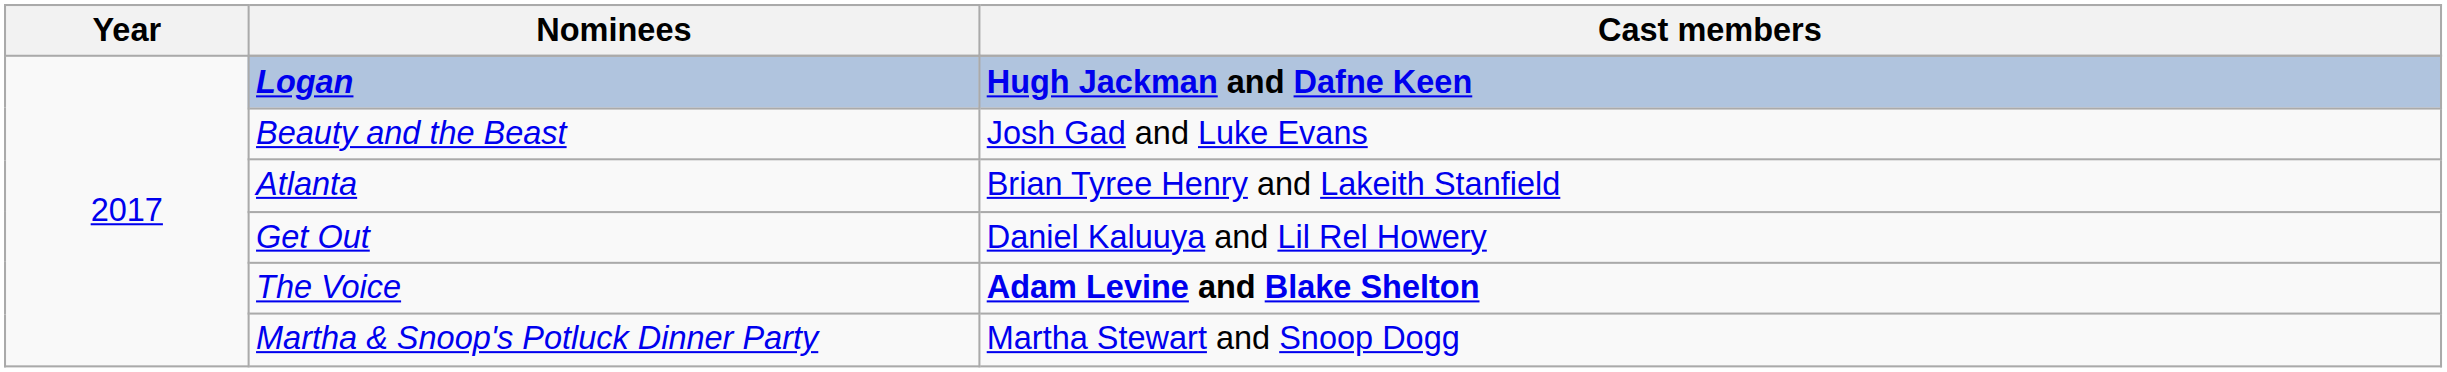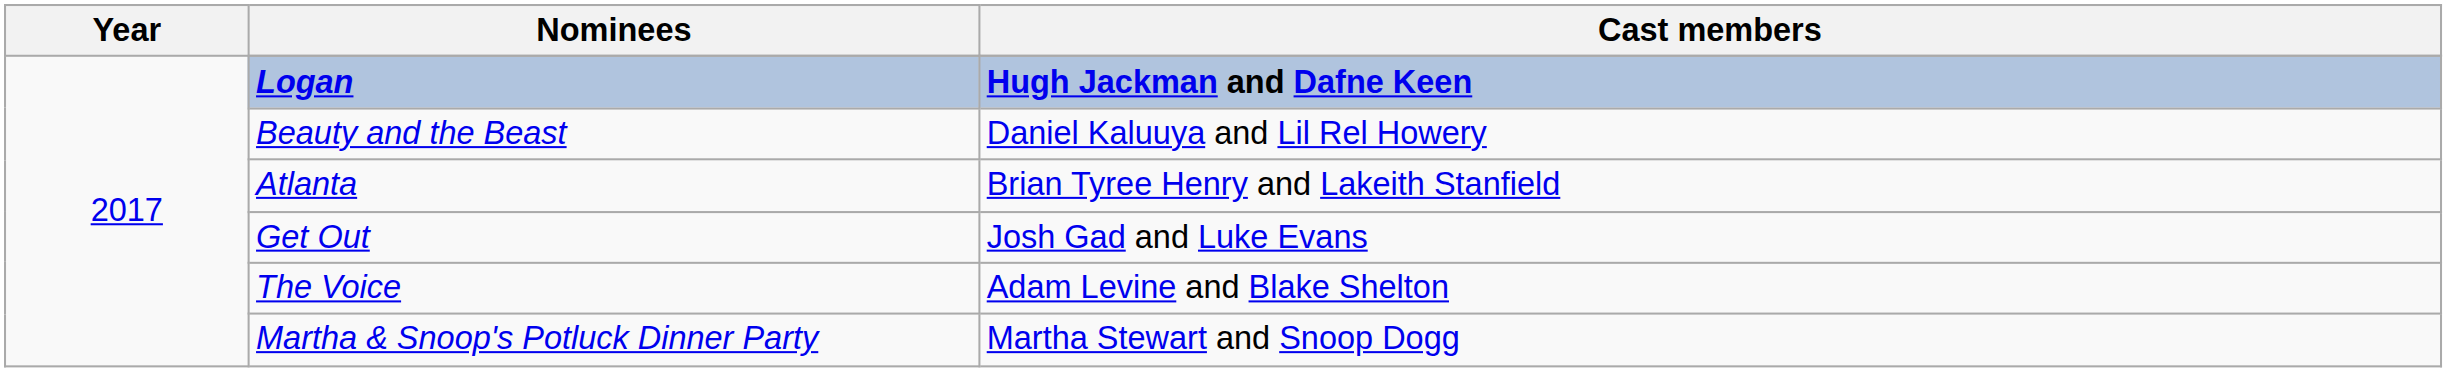(1177, 133) Josh Gad and Luke Evans -> (1237, 133) Daniel Kaluuya and Lil Rel Howery
(1237, 236) Daniel Kaluuya and Lil Rel Howery -> (1177, 236) Josh Gad and Luke Evans
(1233, 287) bold -> (1218, 287) normal
